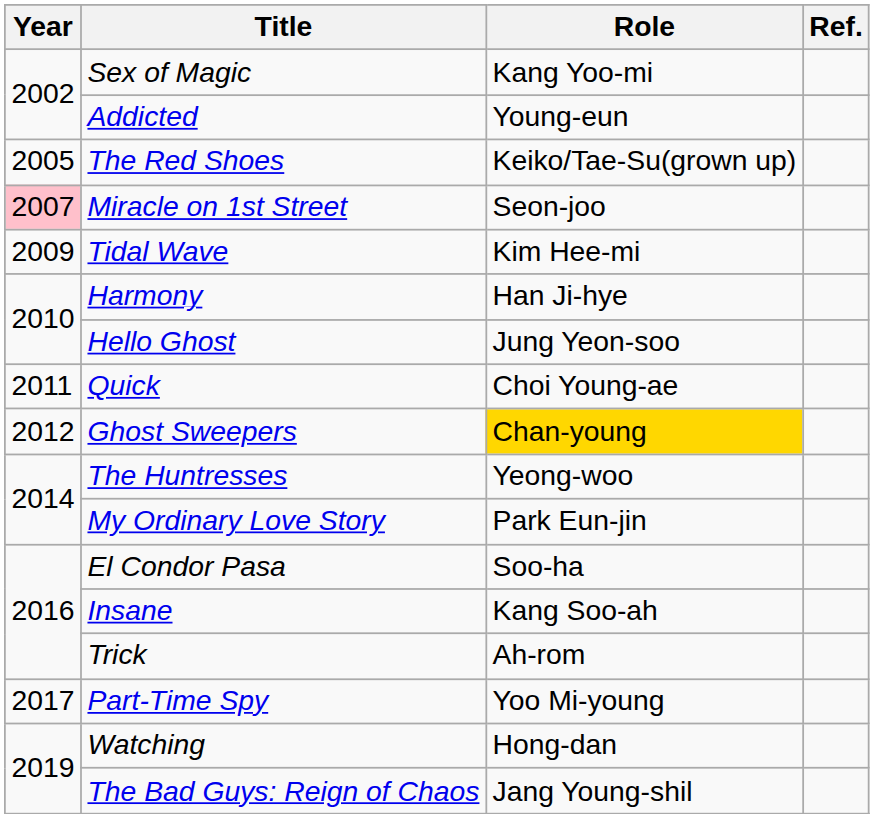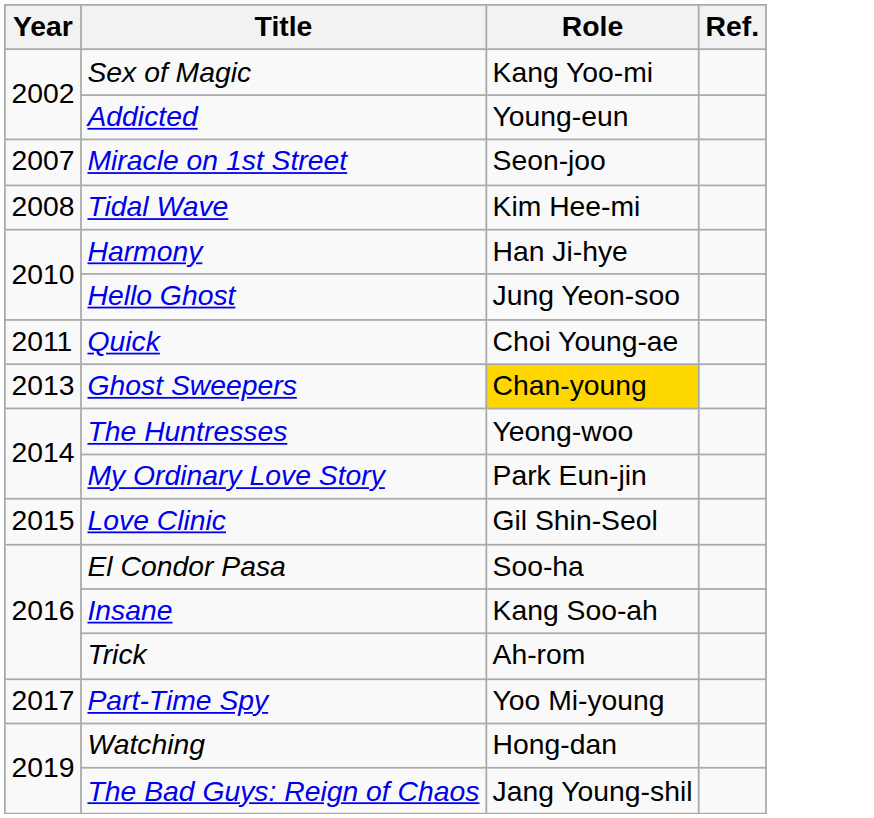- row: (186, 161)
(43, 206) pink background -> (43, 161) no background
(43, 251) 2009 -> (43, 206) 2008
(43, 431) 2012 -> (43, 386) 2013
+ row: (157, 521)
